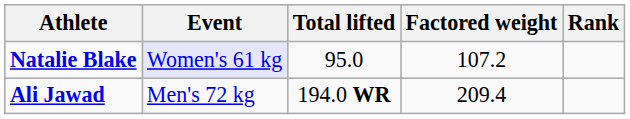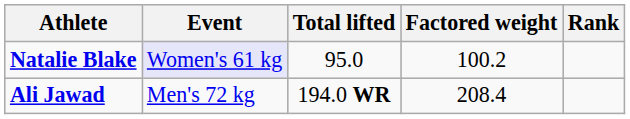(482, 59) 107.2 -> (482, 59) 100.2
(482, 95) 209.4 -> (482, 95) 208.4
